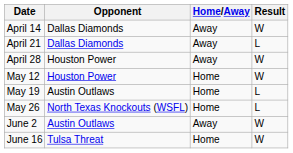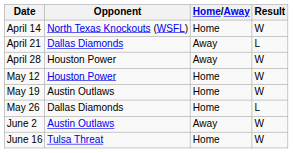(85, 28) Dallas Diamonds -> (118, 28) North Texas Knockouts (WSFL)
(205, 28) Away -> (206, 28) Home
(257, 92) L -> (259, 92) W
(118, 108) North Texas Knockouts (WSFL) -> (85, 108) Dallas Diamonds
